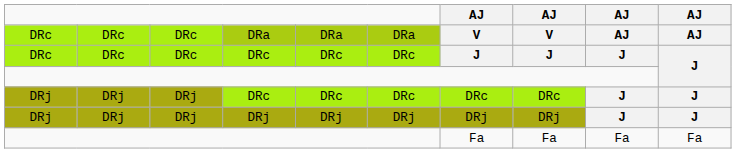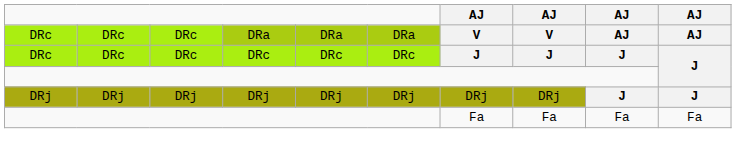- row: (41, 97)
